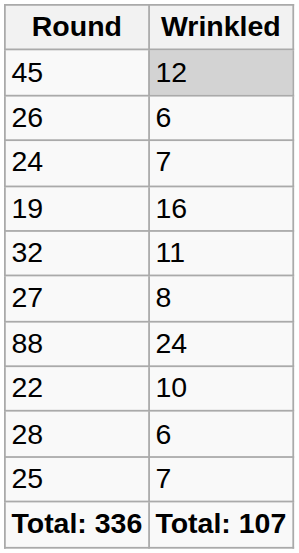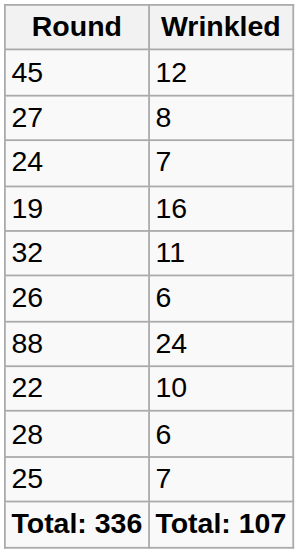(171, 72) lightgrey background -> (171, 72) no background
rows swapped: (27, 298) <-> (27, 117)
